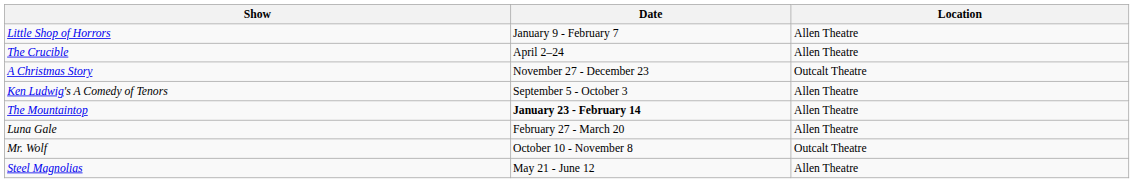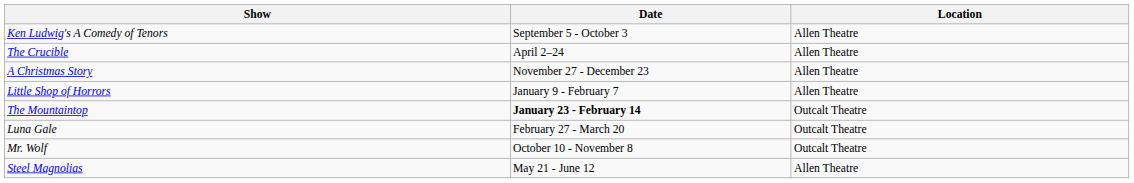rows swapped: (87, 91) <-> (59, 33)
(830, 72) Outcalt Theatre -> (826, 72) Allen Theatre
(826, 110) Allen Theatre -> (830, 110) Outcalt Theatre
(826, 129) Allen Theatre -> (830, 129) Outcalt Theatre
